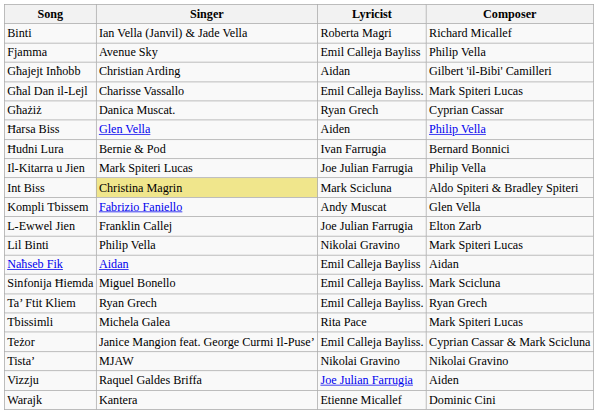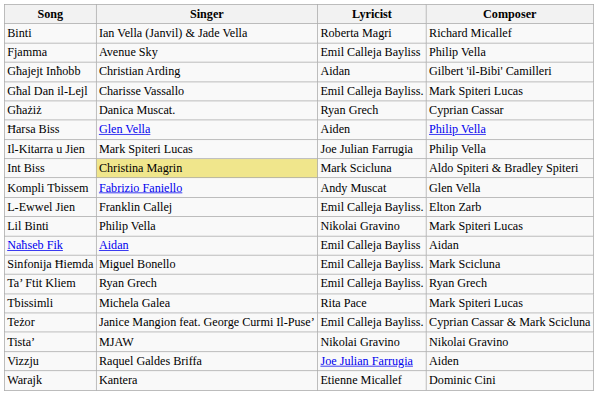- row: (35, 149)
(367, 226) Joe Julian Farrugia -> (372, 206) Emil Calleja Bayliss.
